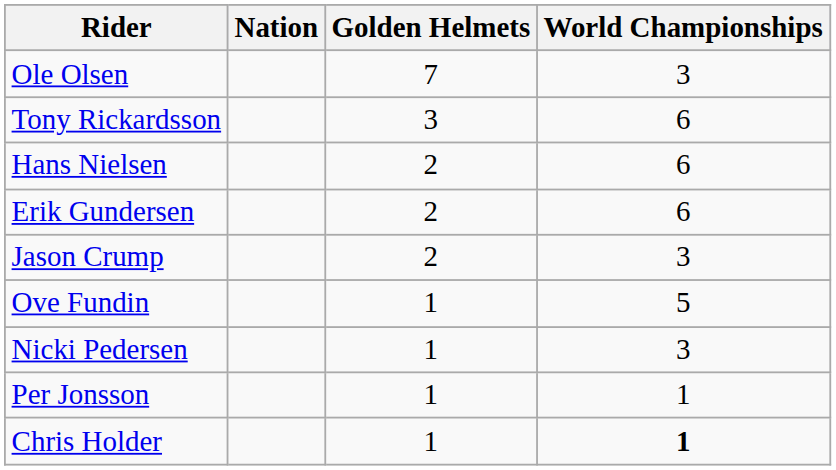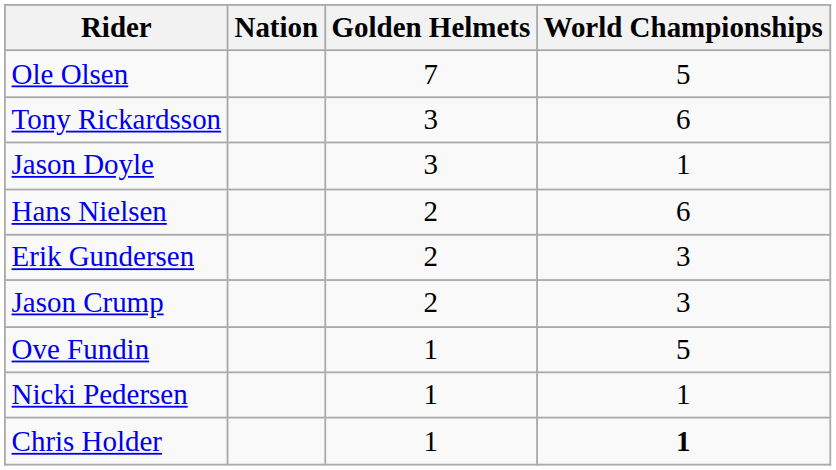(683, 73) 3 -> (683, 73) 5
+ row: (83, 165)
(683, 211) 6 -> (683, 257) 3
(683, 348) 3 -> (683, 394) 1
- row: (80, 394)
